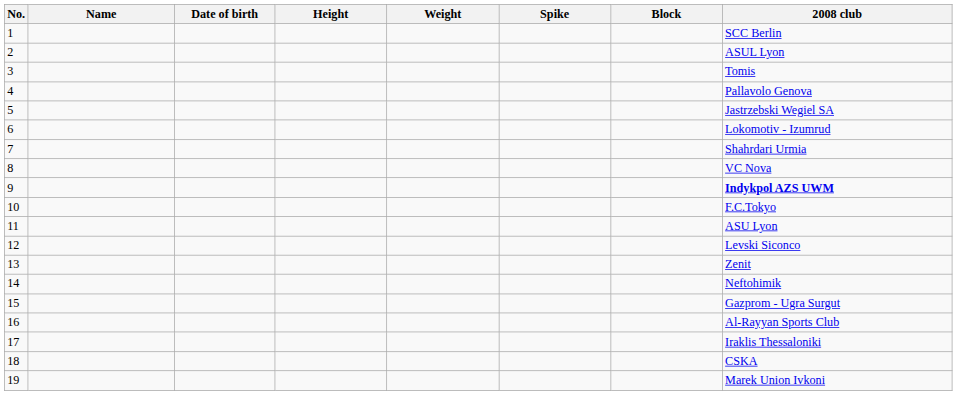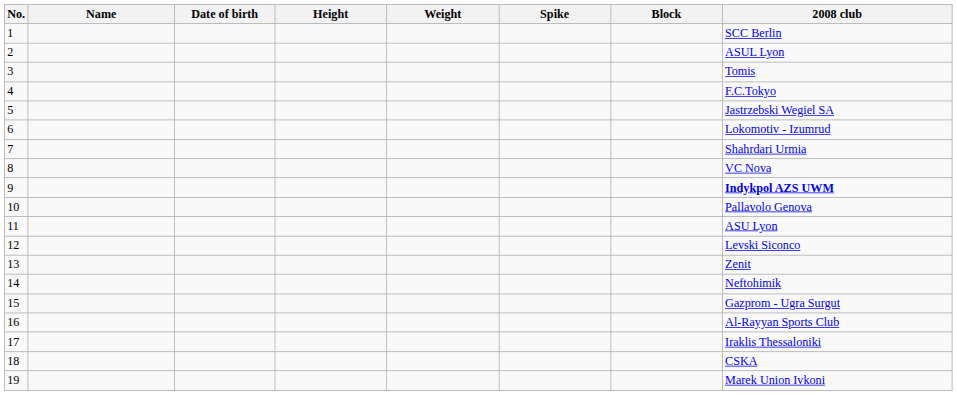(769, 91) Pallavolo Genova -> (751, 91) F.C.Tokyo
(751, 206) F.C.Tokyo -> (769, 206) Pallavolo Genova
